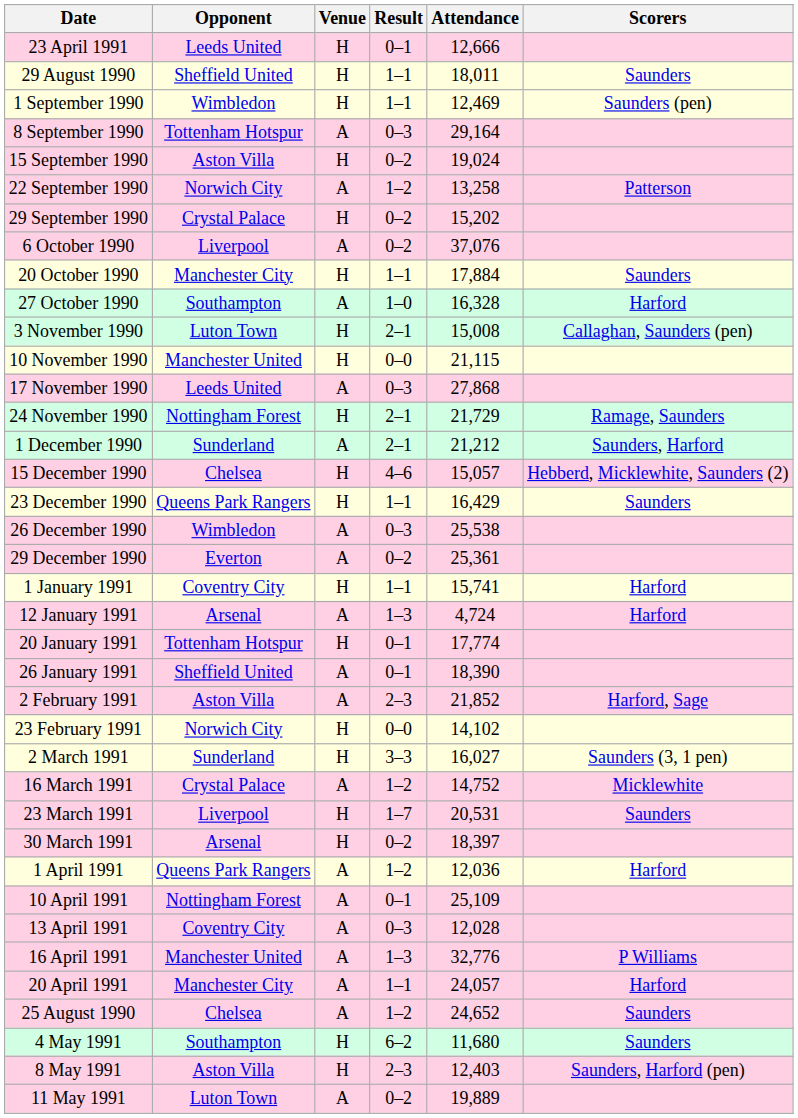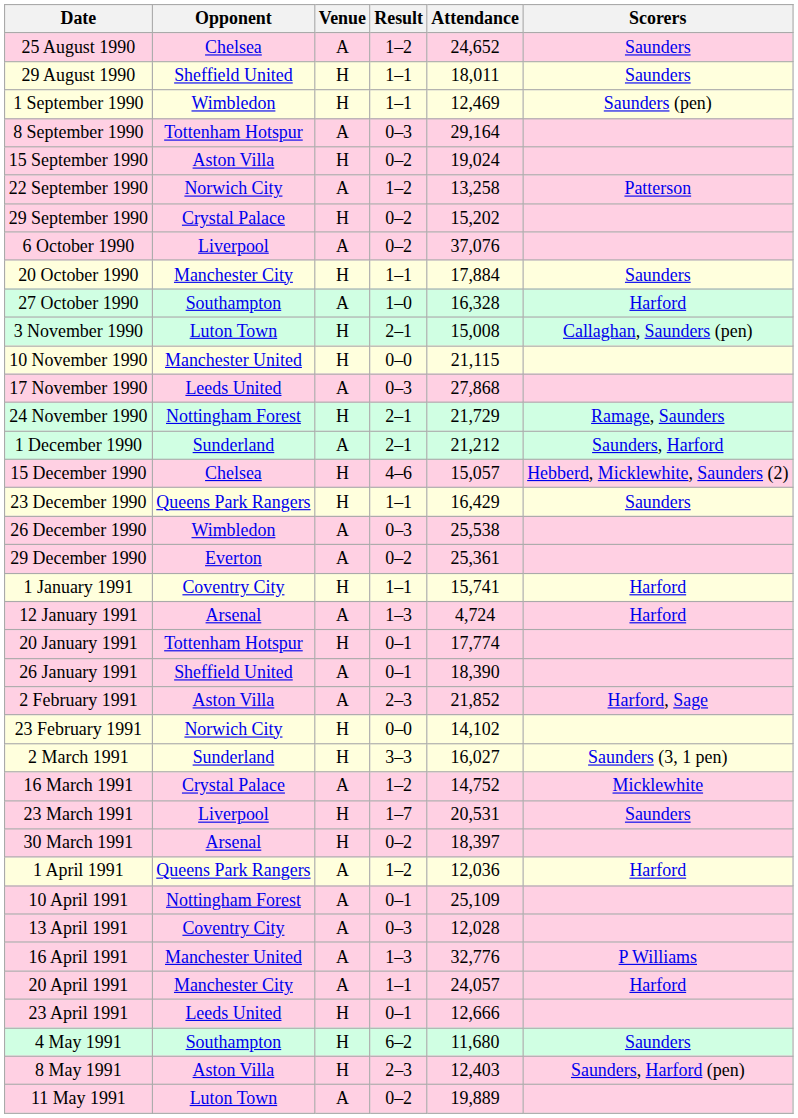rows swapped: (78, 1013) <-> (78, 47)
